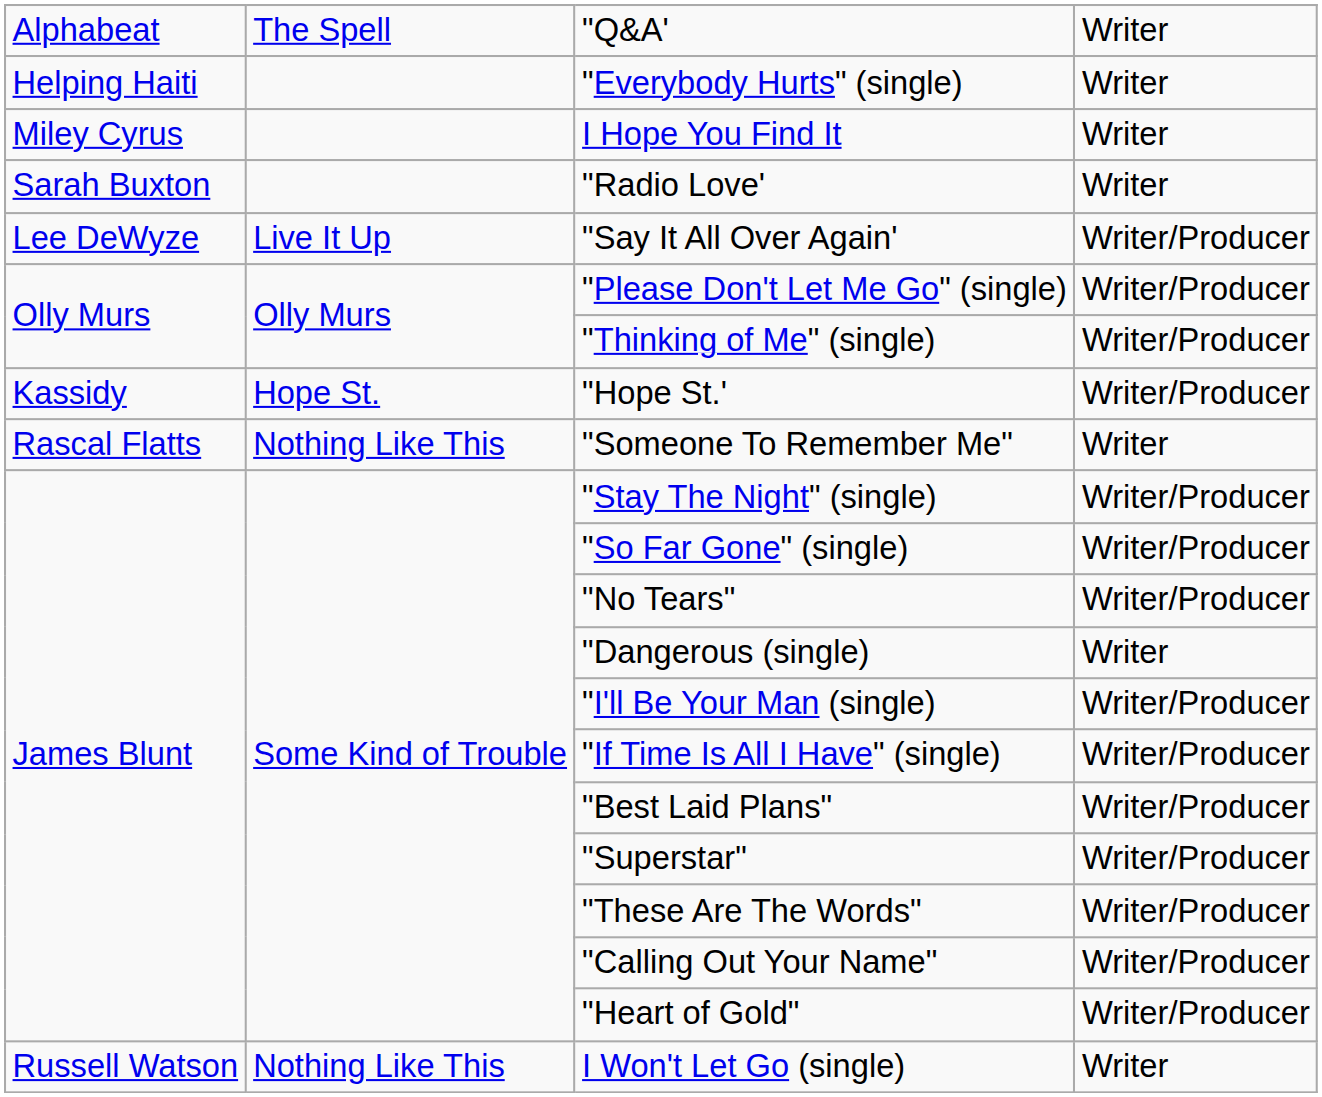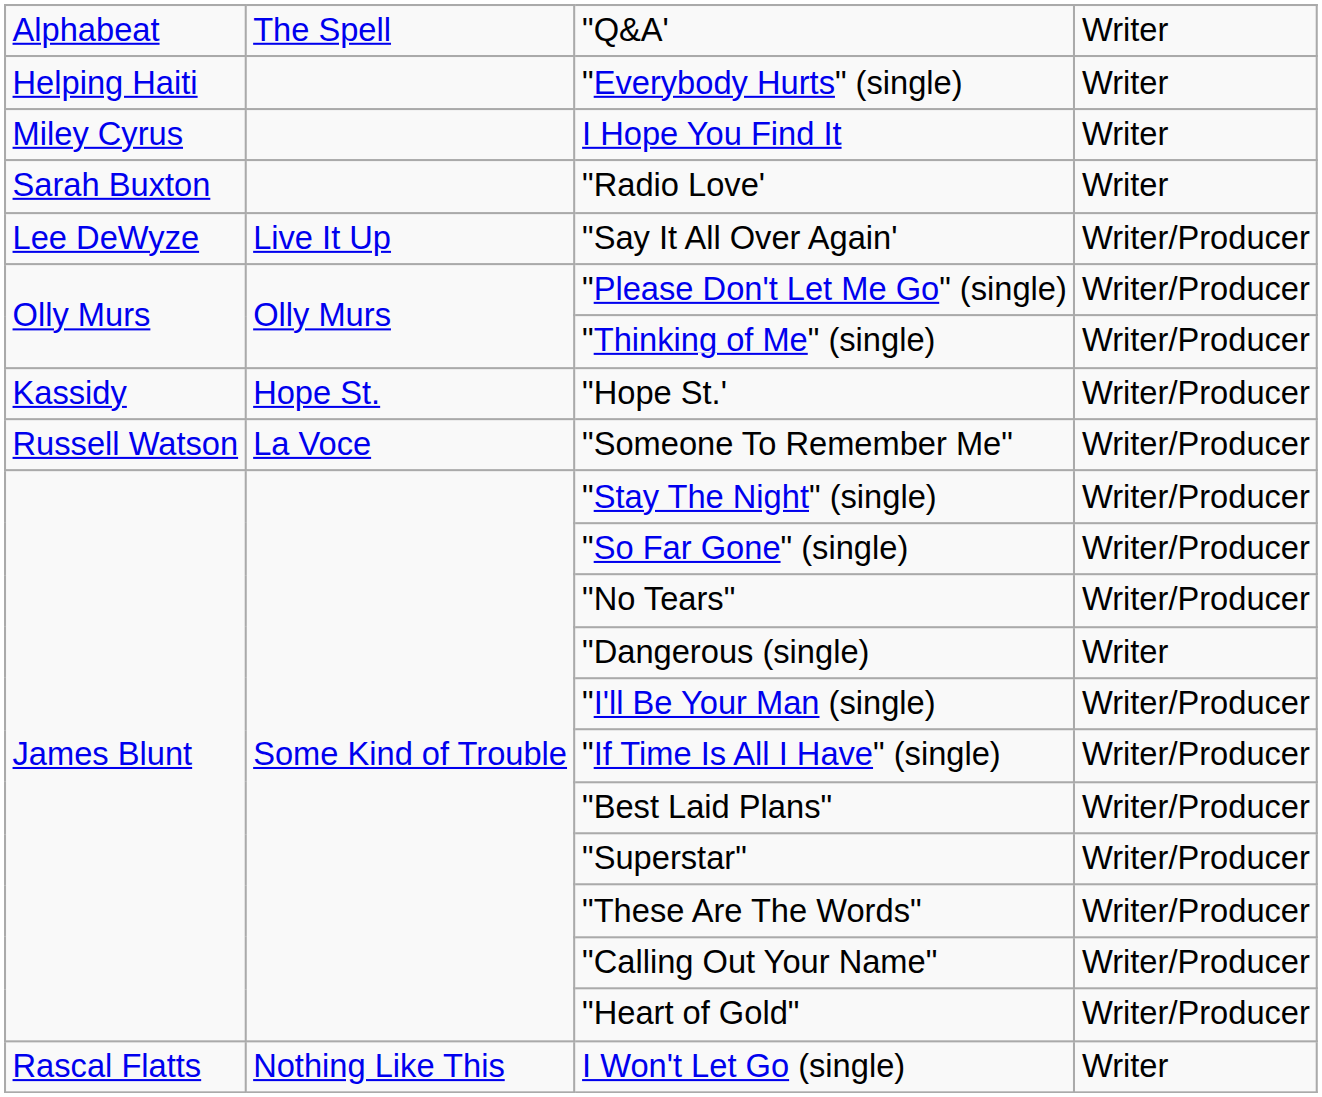(107, 444) Rascal Flatts -> (125, 444) Russell Watson
(379, 444) Nothing Like This -> (312, 444) La Voce
(1125, 444) Writer -> (1196, 444) Writer/Producer
(125, 1065) Russell Watson -> (107, 1065) Rascal Flatts
